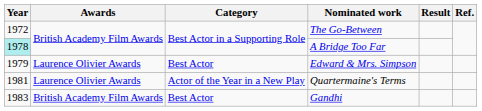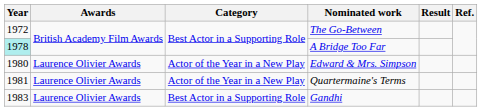(18, 64) 1979 -> (18, 64) 1980
(191, 64) Best Actor -> (236, 64) Actor of the Year in a New Play
(98, 98) British Academy Film Awards -> (87, 98) Laurence Olivier Awards
(191, 98) Best Actor -> (237, 98) Best Actor in a Supporting Role
